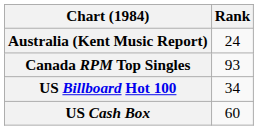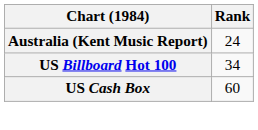- row: (108, 64)
